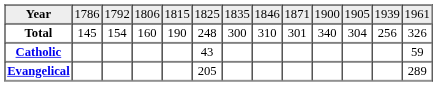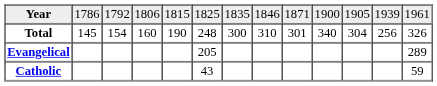rows swapped: (38, 52) <-> (38, 71)
